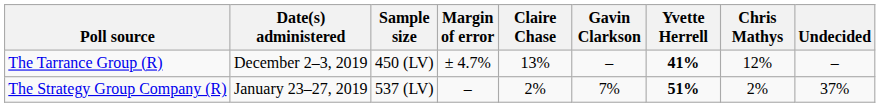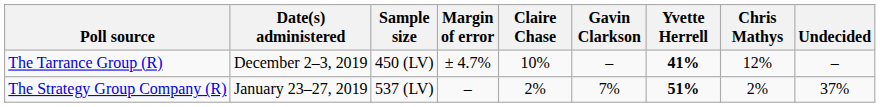(535, 63) 13% -> (535, 63) 10%
